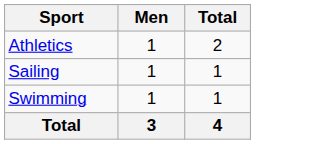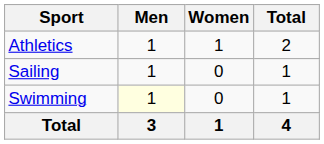+ column: (219, 17)
(151, 98) no background -> (151, 98) lightyellow background
